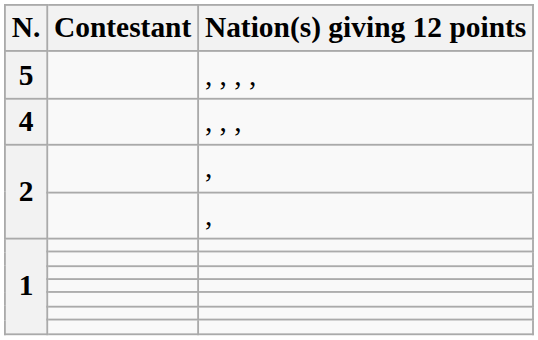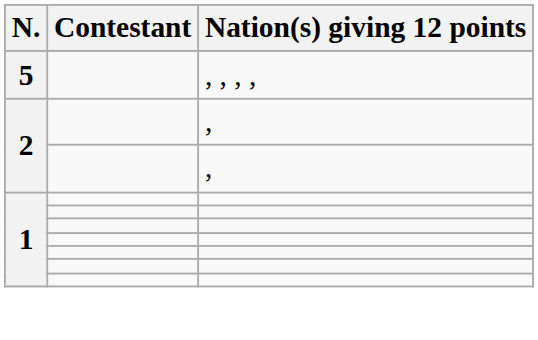- row: (26, 121)
